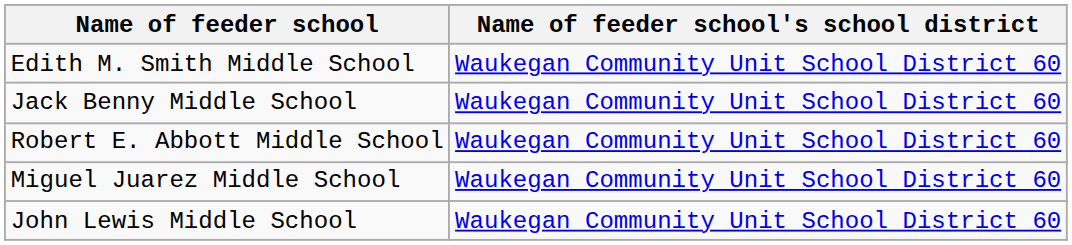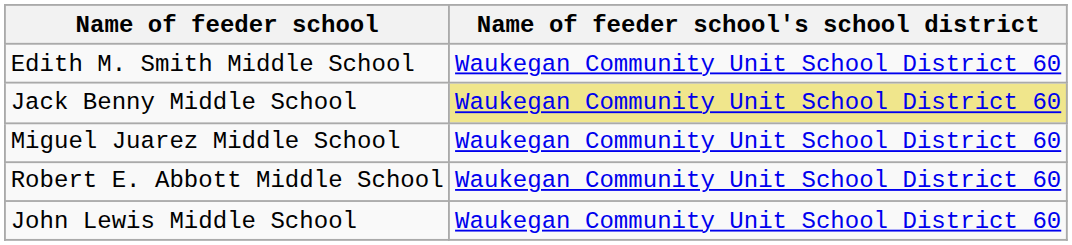(758, 103) no background -> (758, 103) khaki background
rows swapped: (205, 181) <-> (227, 142)
